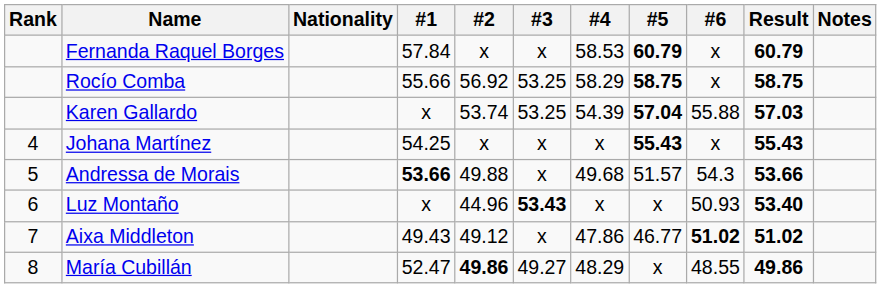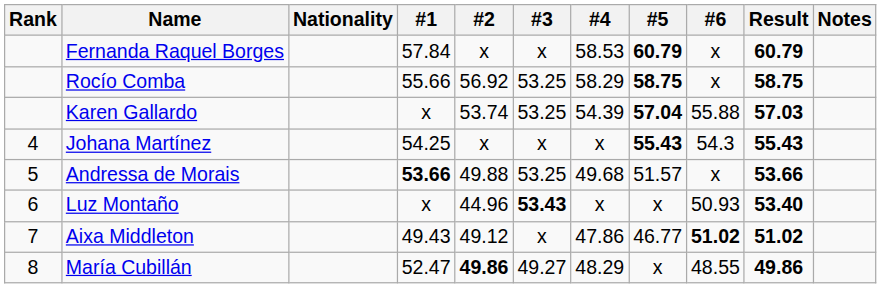(715, 143) x -> (715, 143) 54.3
(542, 174) x -> (542, 174) 53.25
(715, 174) 54.3 -> (715, 174) x
